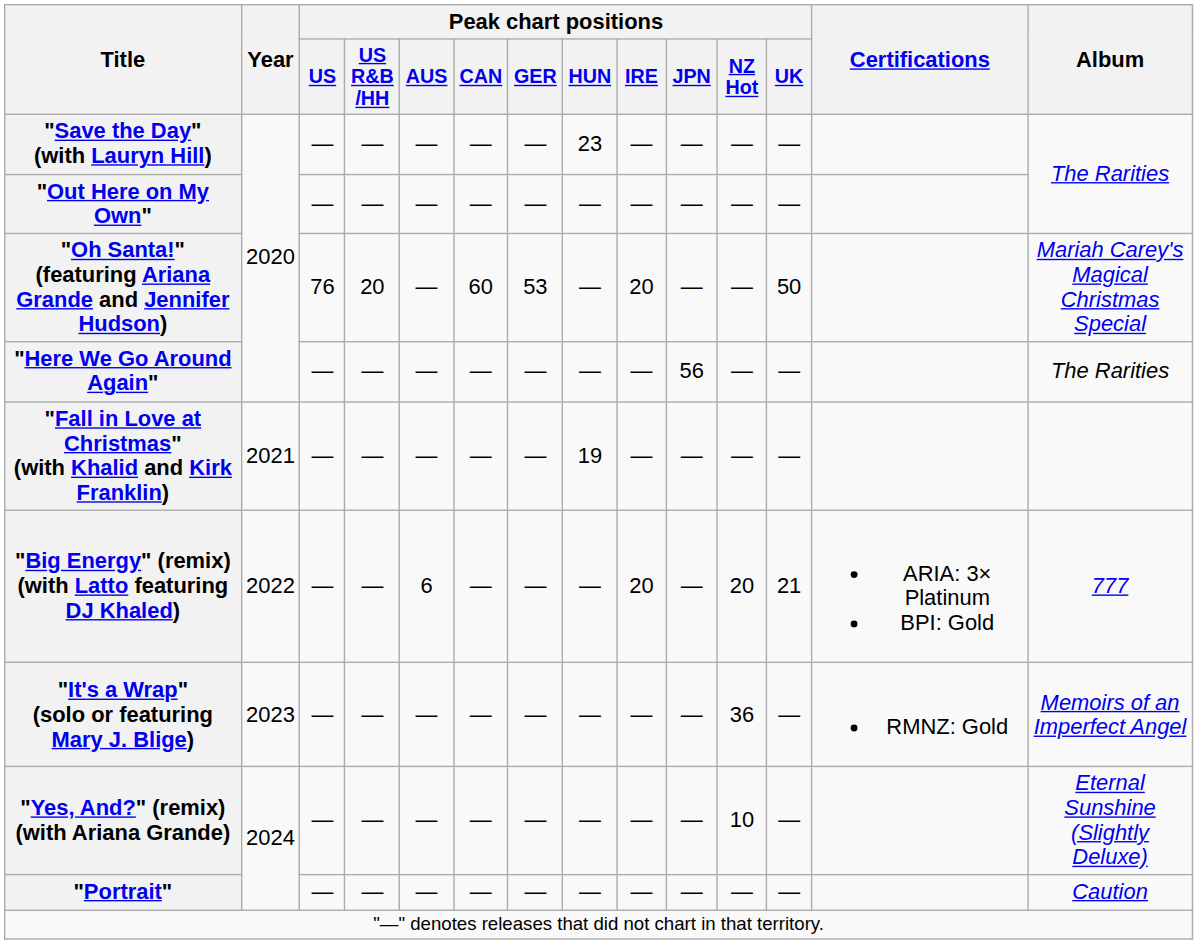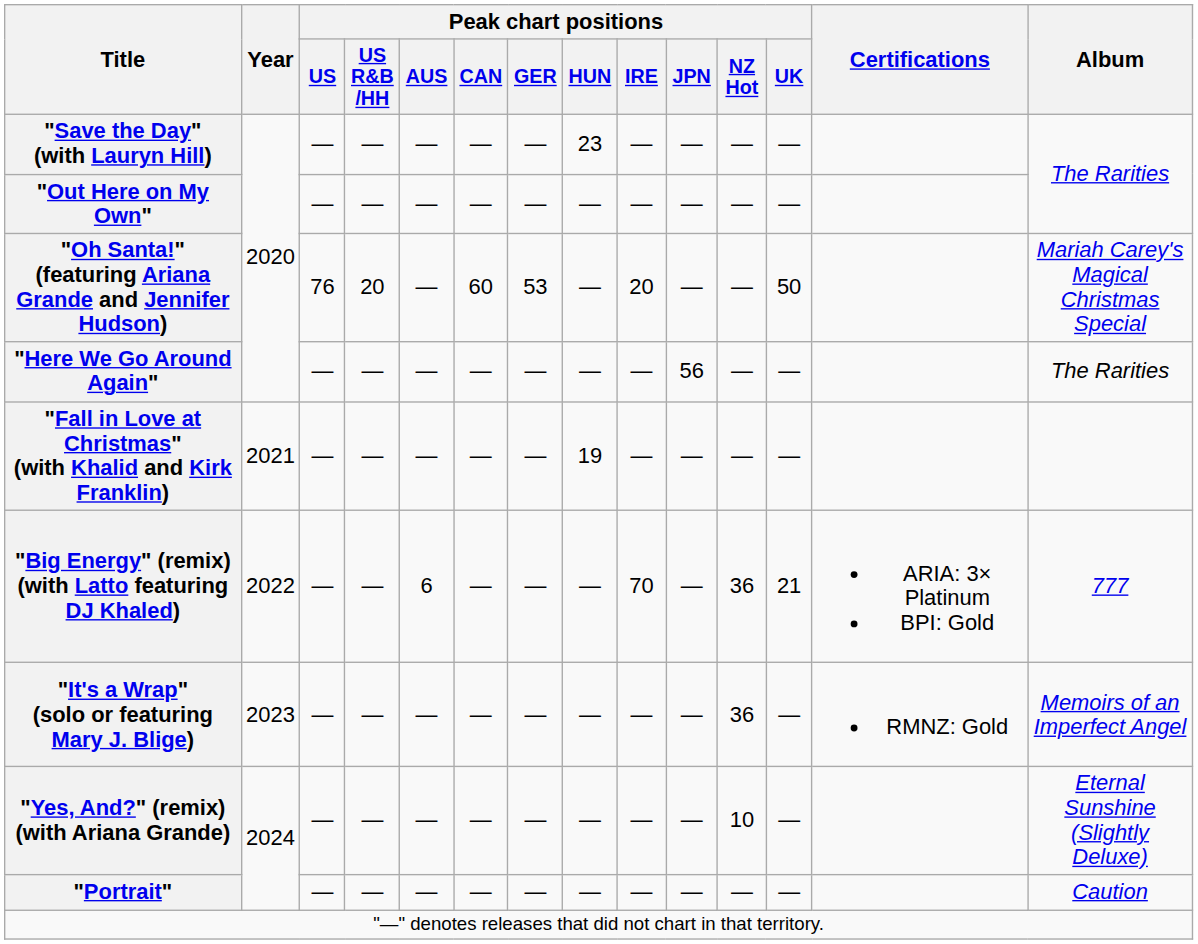(641, 586) 20 -> (641, 586) 70
(742, 586) 20 -> (742, 586) 36
